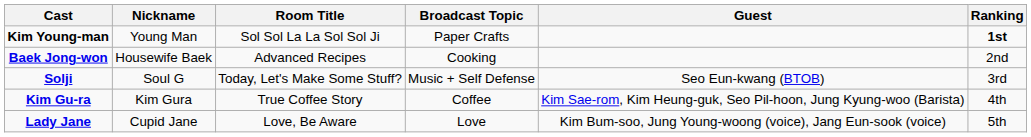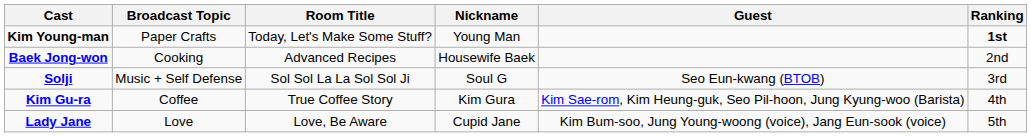columns swapped: (164, 15) <-> (472, 15)
(310, 37) Sol Sol La La Sol Sol Ji -> (340, 37) Today, Let's Make Some Stuff?
(310, 79) Today, Let's Make Some Stuff? -> (340, 79) Sol Sol La La Sol Sol Ji
